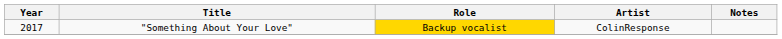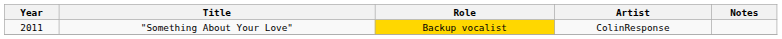(32, 27) 2017 -> (32, 27) 2011
